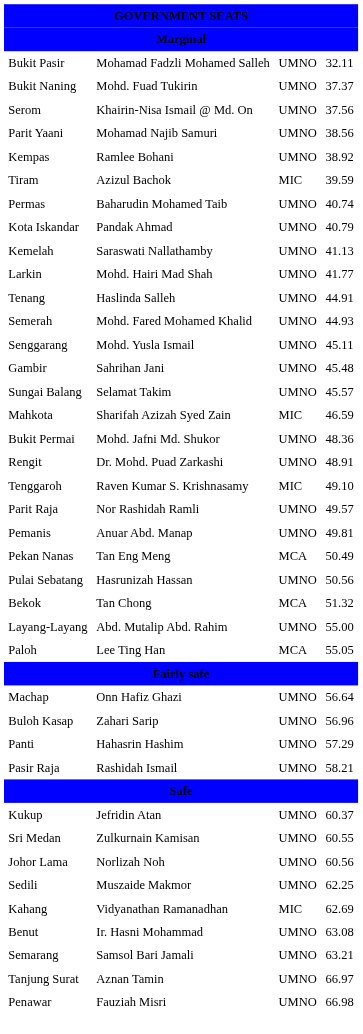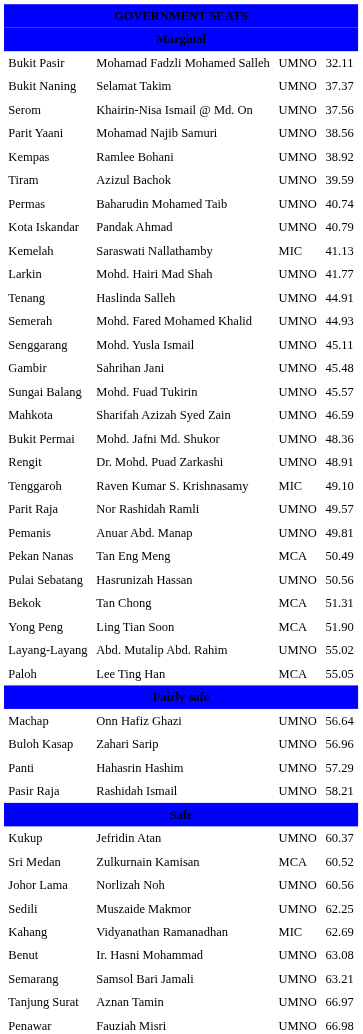(147, 86) Mohd. Fuad Tukirin -> (134, 86) Selamat Takim
(290, 180) MIC -> (298, 180) UMNO
(298, 250) UMNO -> (290, 250) MIC
(134, 391) Selamat Takim -> (147, 391) Mohd. Fuad Tukirin
(290, 415) MIC -> (298, 415) UMNO
(340, 603) 51.32 -> (340, 603) 51.31
+ row: (36, 626)
(340, 626) 55.00 -> (340, 650) 55.02
(298, 837) UMNO -> (293, 861) MCA
(340, 837) 60.55 -> (340, 861) 60.52
